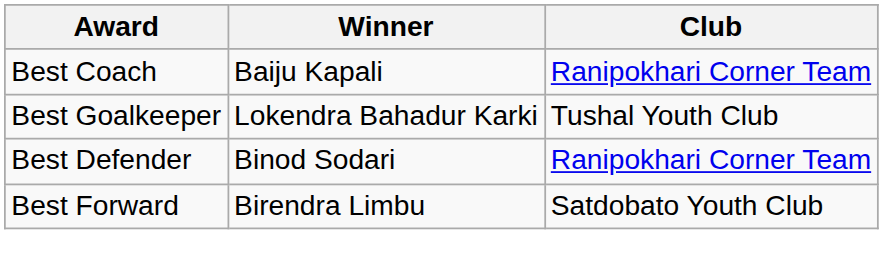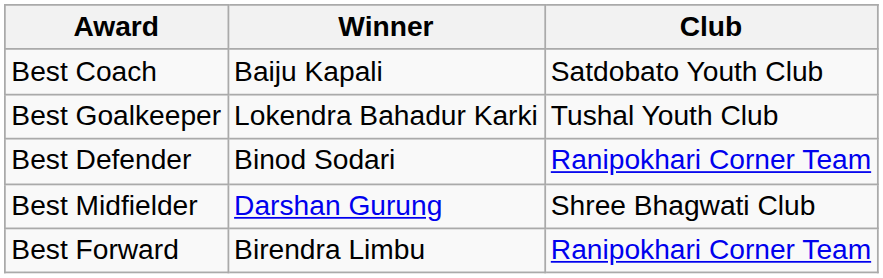(711, 71) Ranipokhari Corner Team -> (687, 71) Satdobato Youth Club
+ row: (104, 205)
(687, 205) Satdobato Youth Club -> (711, 250) Ranipokhari Corner Team
